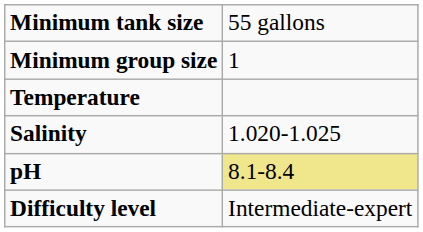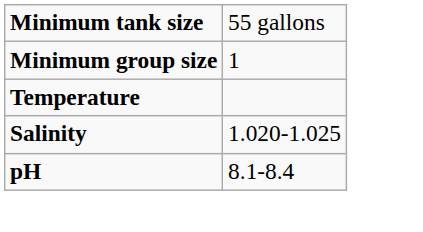(261, 171) khaki background -> (261, 171) no background
- row: (83, 208)
